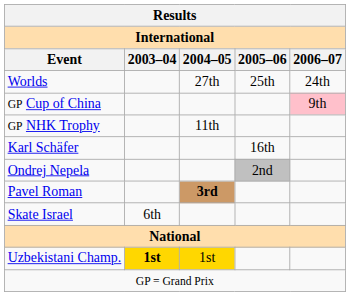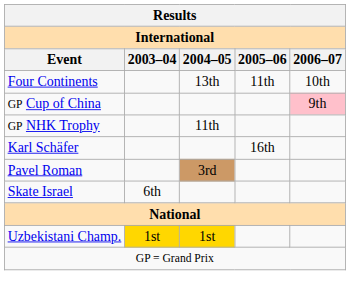- row: (28, 81)
+ row: (53, 81)
- row: (48, 170)
(207, 192) bold -> (207, 170) normal
(152, 258) bold -> (152, 236) normal
